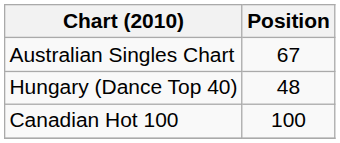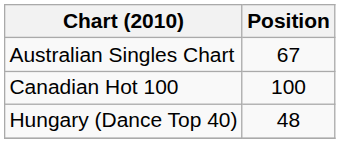rows swapped: (94, 120) <-> (123, 87)
